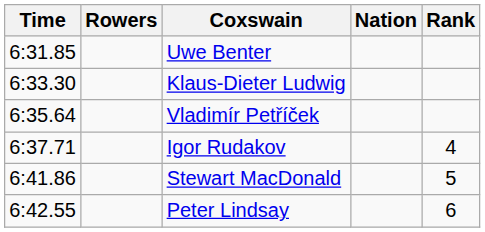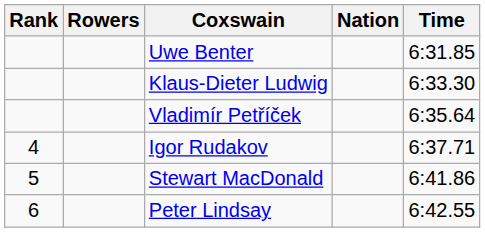columns swapped: (451, 20) <-> (43, 20)
